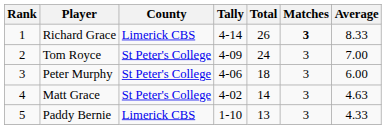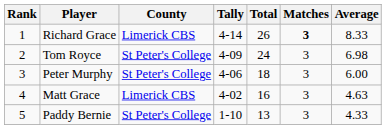(357, 54) 7.00 -> (357, 54) 6.98
(166, 94) St Peter's College -> (159, 94) Limerick CBS
(264, 94) 14 -> (264, 94) 16
(159, 114) Limerick CBS -> (166, 114) St Peter's College
